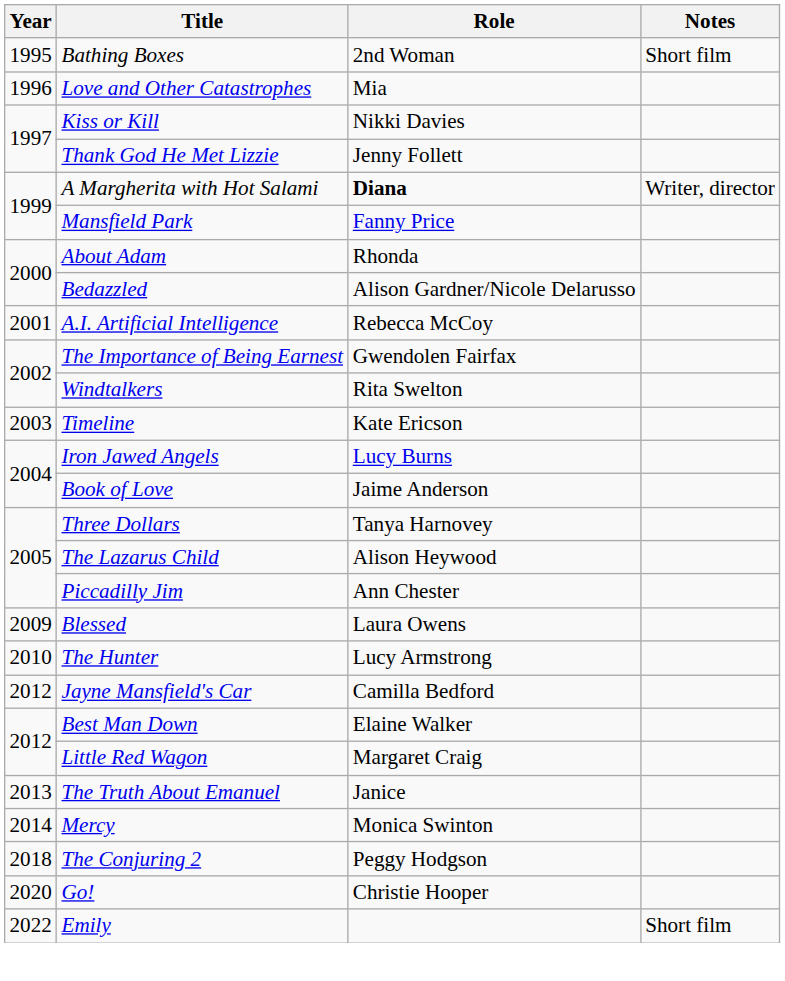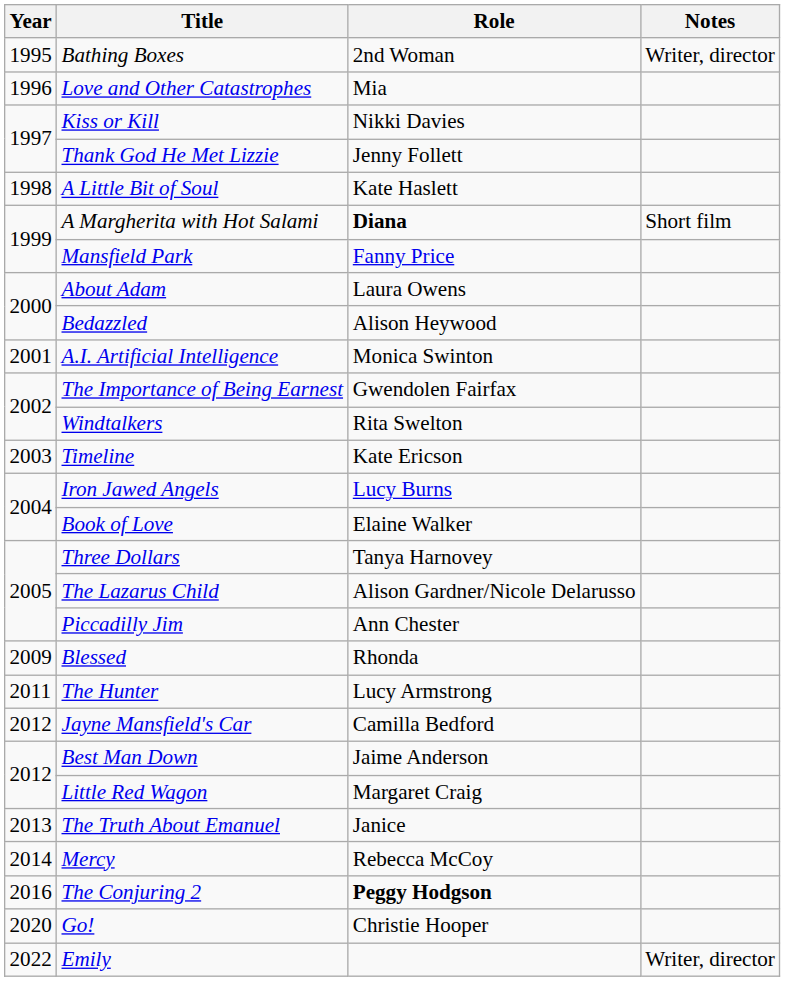(688, 54) Short film -> (710, 54) Writer, director
+ row: (140, 188)
(710, 188) Writer, director -> (688, 222) Short film
(386, 255) Rhonda -> (409, 289) Laura Owens
(494, 289) Alison Gardner/Nicole Delarusso -> (425, 322) Alison Heywood
(423, 322) Rebecca McCoy -> (423, 356) Monica Swinton
(421, 490) Jaime Anderson -> (412, 523) Elaine Walker
(425, 557) Alison Heywood -> (494, 590) Alison Gardner/Nicole Delarusso
(409, 624) Laura Owens -> (386, 657) Rhonda
(31, 657) 2010 -> (30, 691) 2011
(412, 724) Elaine Walker -> (421, 758) Jaime Anderson
(423, 825) Monica Swinton -> (423, 858) Rebecca McCoy
(31, 858) 2018 -> (31, 892) 2016
(420, 858) normal -> (422, 892) bold
(688, 925) Short film -> (710, 959) Writer, director
